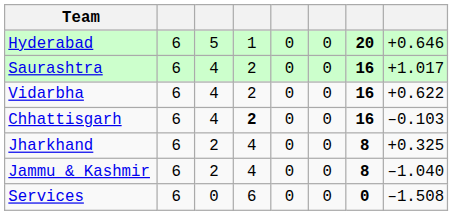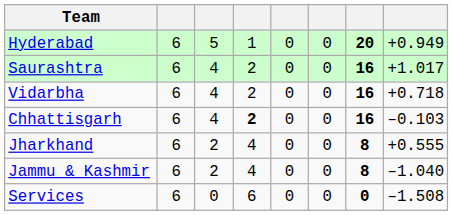(416, 43) +0.646 -> (416, 43) +0.949
(416, 94) +0.622 -> (416, 94) +0.718
(416, 146) +0.325 -> (416, 146) +0.555
